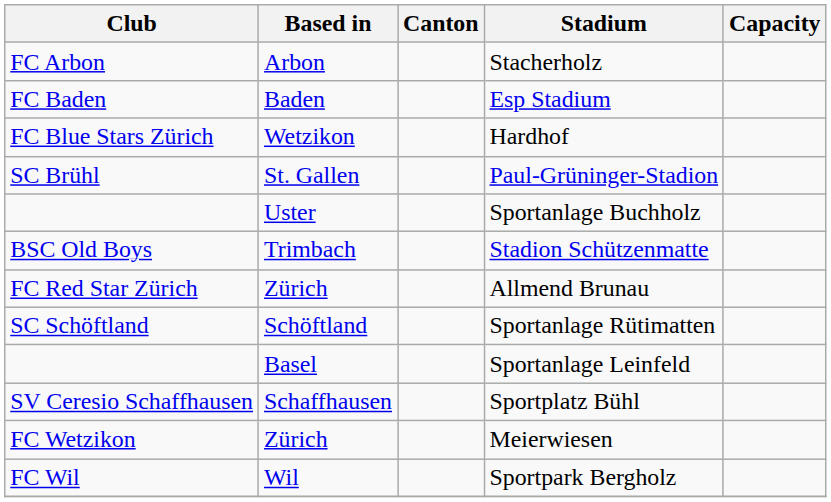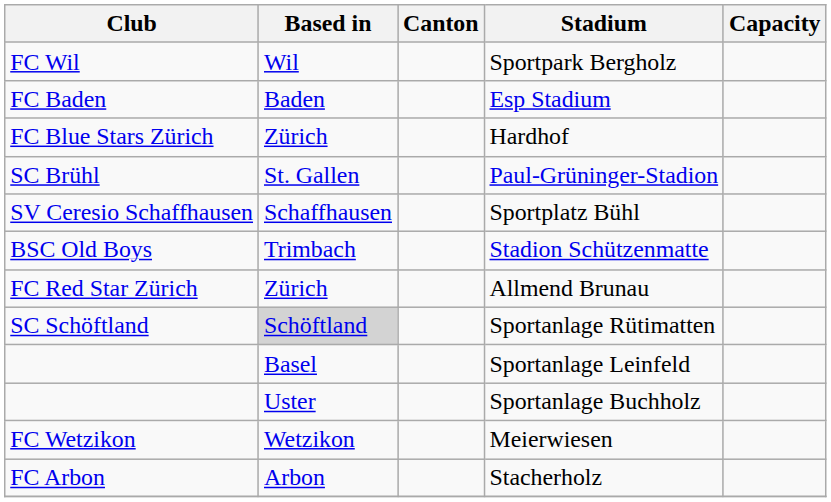rows swapped: (546, 61) <-> (583, 477)
(309, 136) Wetzikon -> (296, 136) Zürich
rows swapped: (565, 401) <-> (595, 212)
(316, 325) no background -> (316, 325) lightgrey background
(296, 439) Zürich -> (309, 439) Wetzikon
